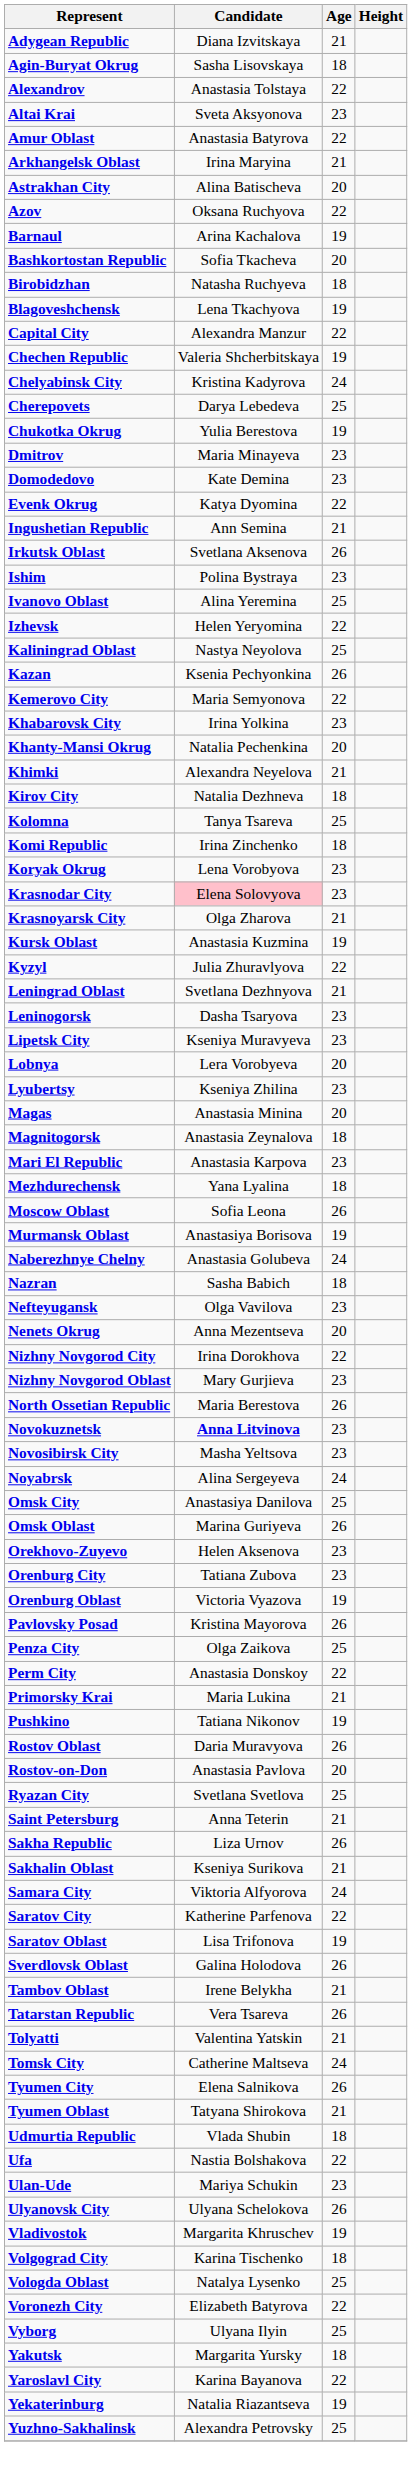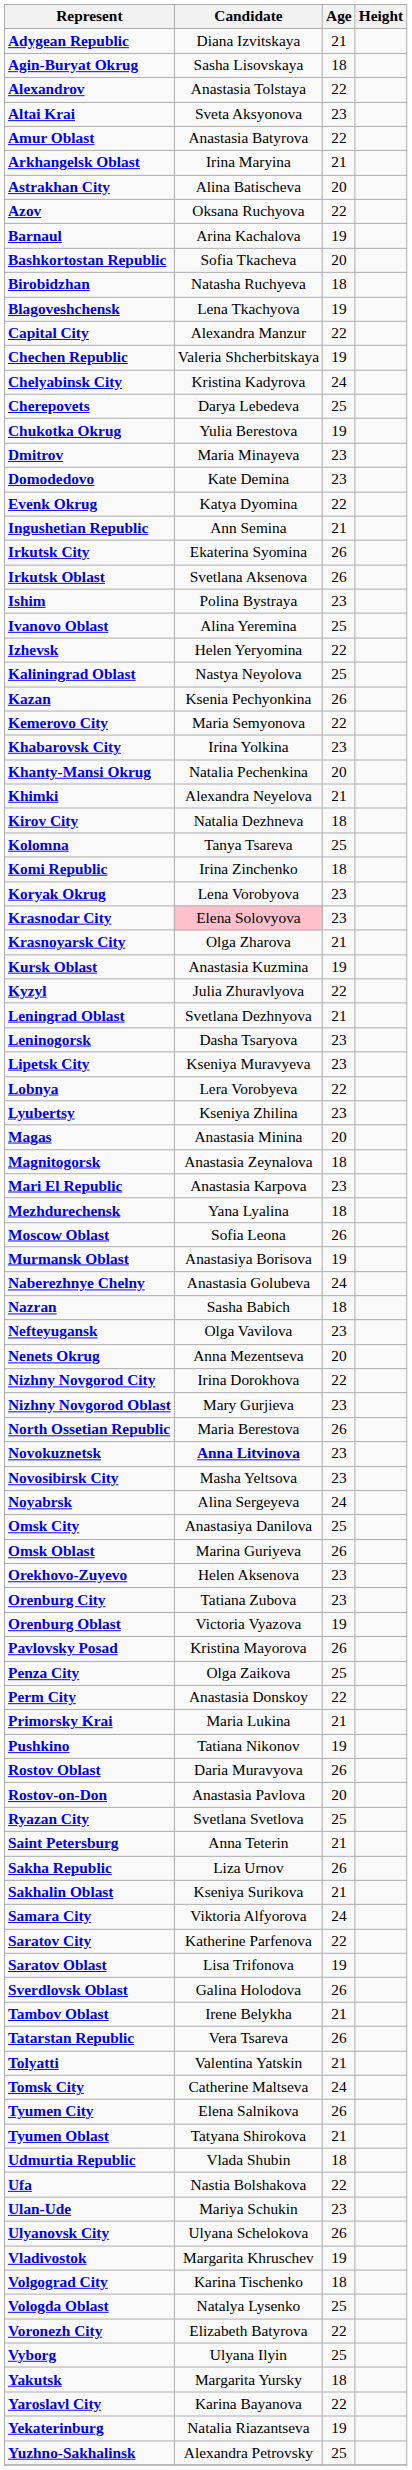+ row: (49, 552)
(339, 1064) 20 -> (339, 1088) 22
